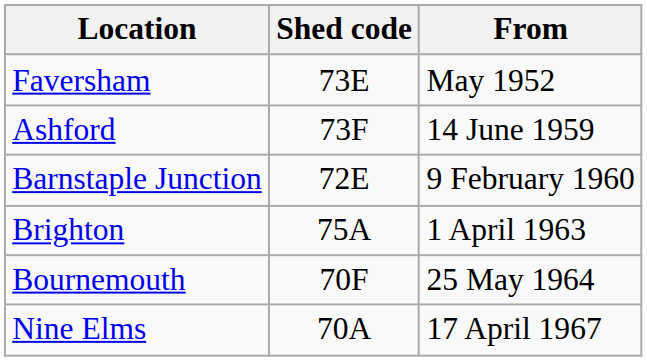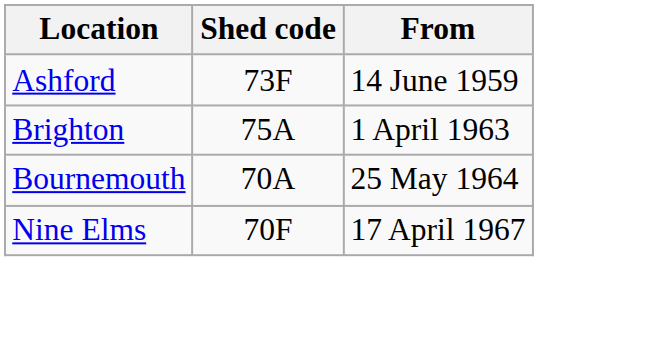- row: (81, 79)
- row: (137, 179)
(344, 279) 70F -> (268, 179) 70A
(344, 329) 70A -> (268, 229) 70F
